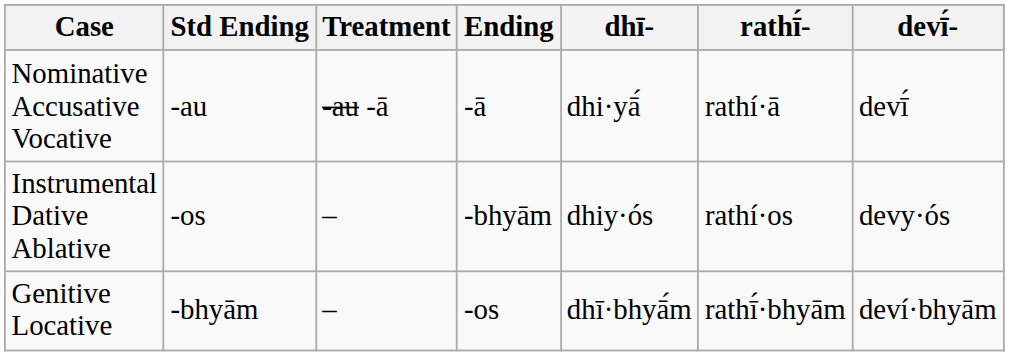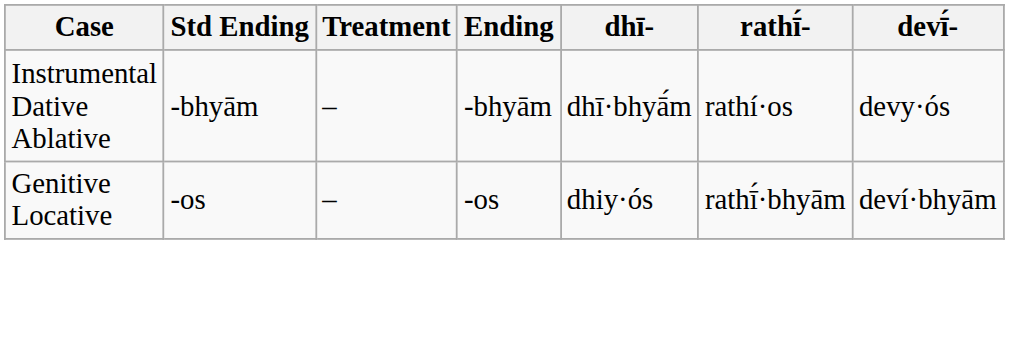- row: (80, 105)
(188, 215) -os -> (214, 105) -bhyām
(610, 215) dhiy·ós -> (629, 105) dhī·bhyā́m
(214, 310) -bhyām -> (188, 199) -os
(629, 310) dhī·bhyā́m -> (610, 199) dhiy·ós
